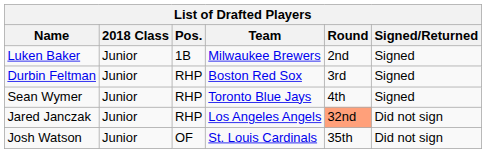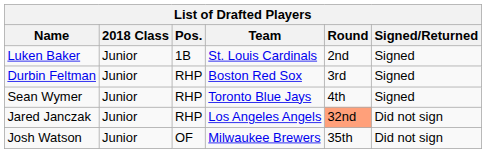(264, 55) Milwaukee Brewers -> (263, 55) St. Louis Cardinals
(263, 138) St. Louis Cardinals -> (264, 138) Milwaukee Brewers
